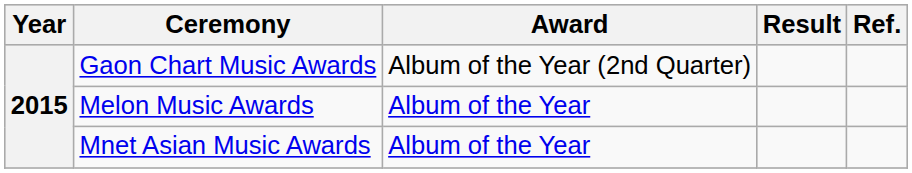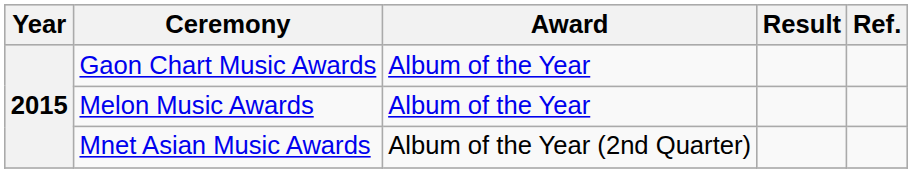(570, 65) Album of the Year (2nd Quarter) -> (489, 65) Album of the Year
(489, 146) Album of the Year -> (570, 146) Album of the Year (2nd Quarter)
